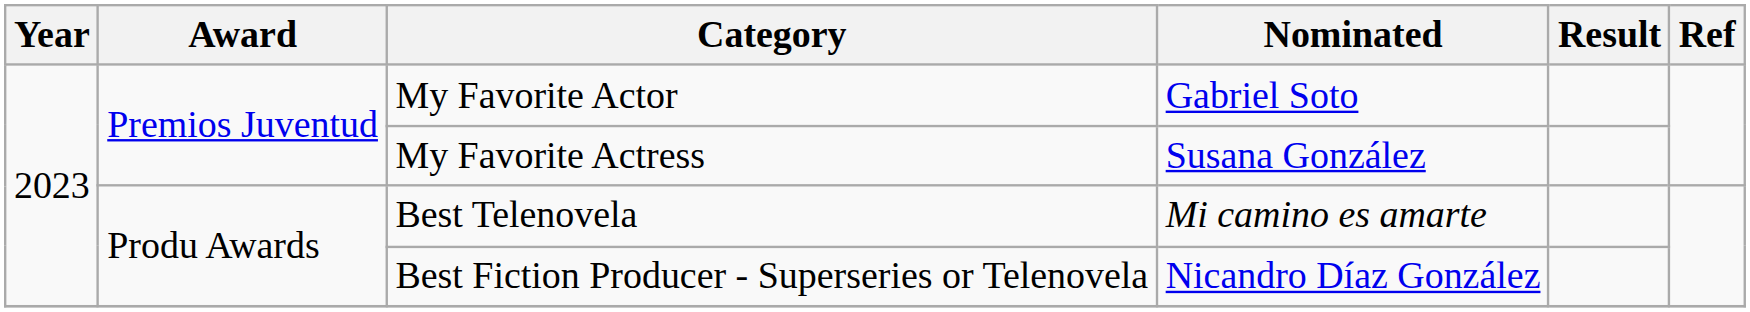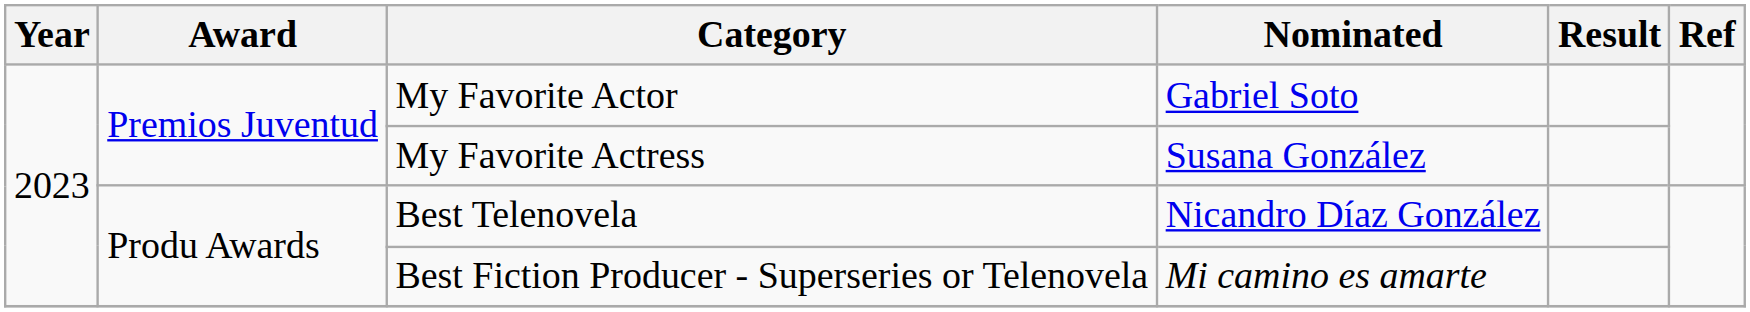(1326, 214) Mi camino es amarte -> (1353, 214) Nicandro Díaz González
(1353, 275) Nicandro Díaz González -> (1326, 275) Mi camino es amarte
